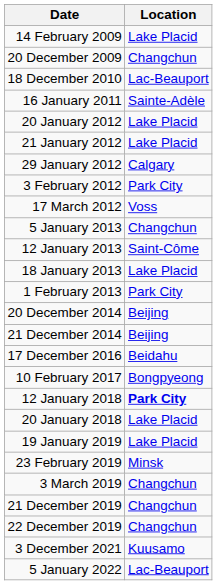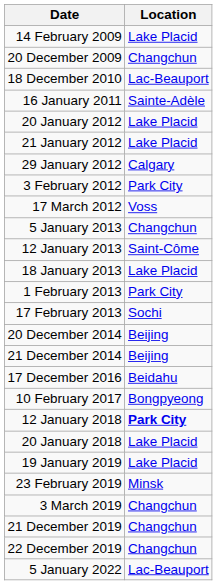+ row: (69, 313)
- row: (68, 548)
